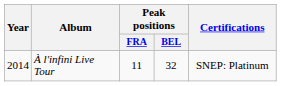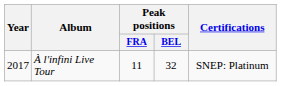(18, 65) 2014 -> (18, 65) 2017
